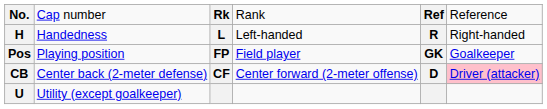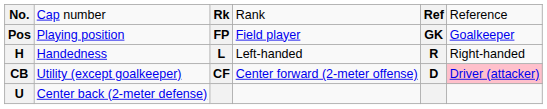rows swapped: (19, 35) <-> (19, 54)
(122, 74) Center back (2-meter defense) -> (109, 74) Utility (except goalkeeper)
(109, 94) Utility (except goalkeeper) -> (122, 94) Center back (2-meter defense)
